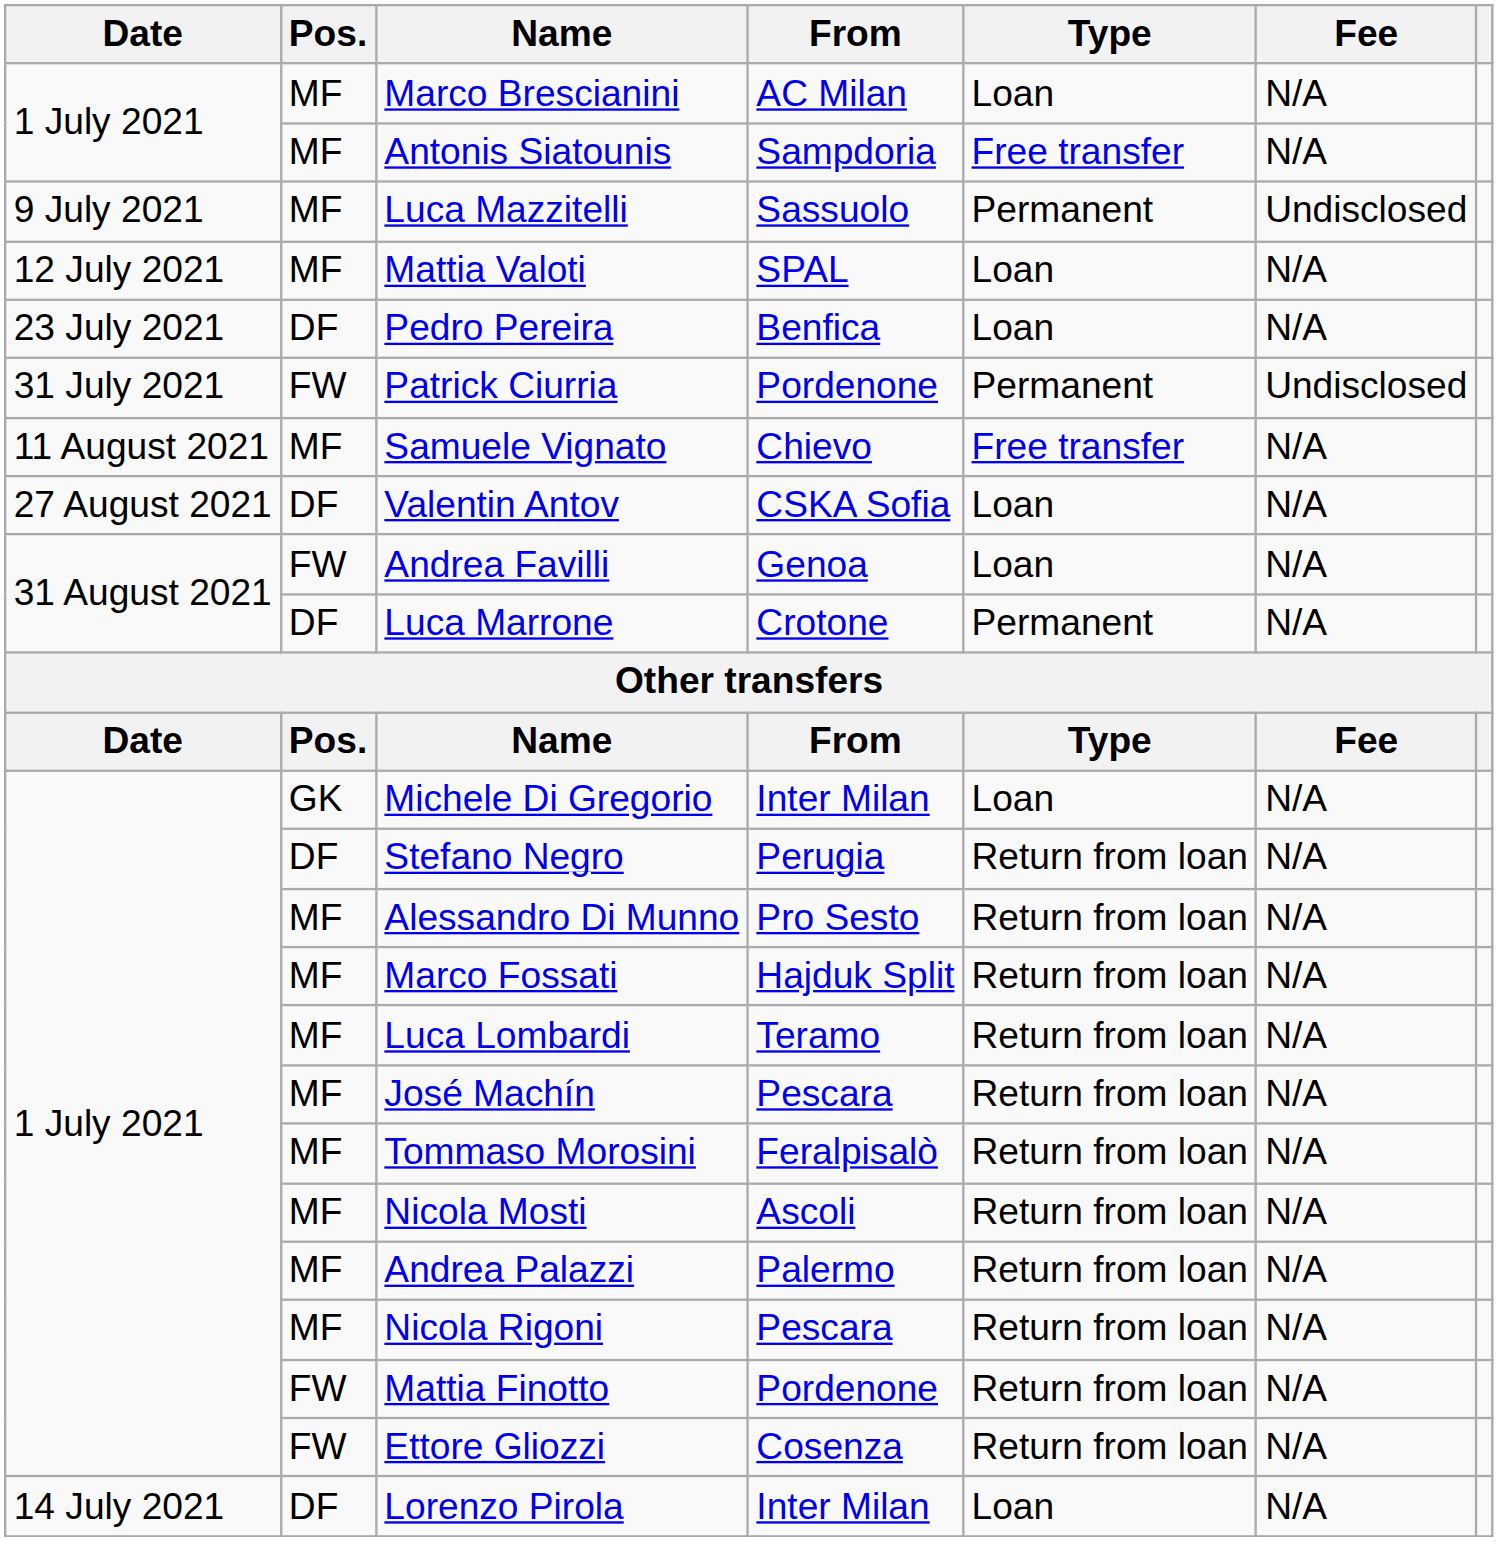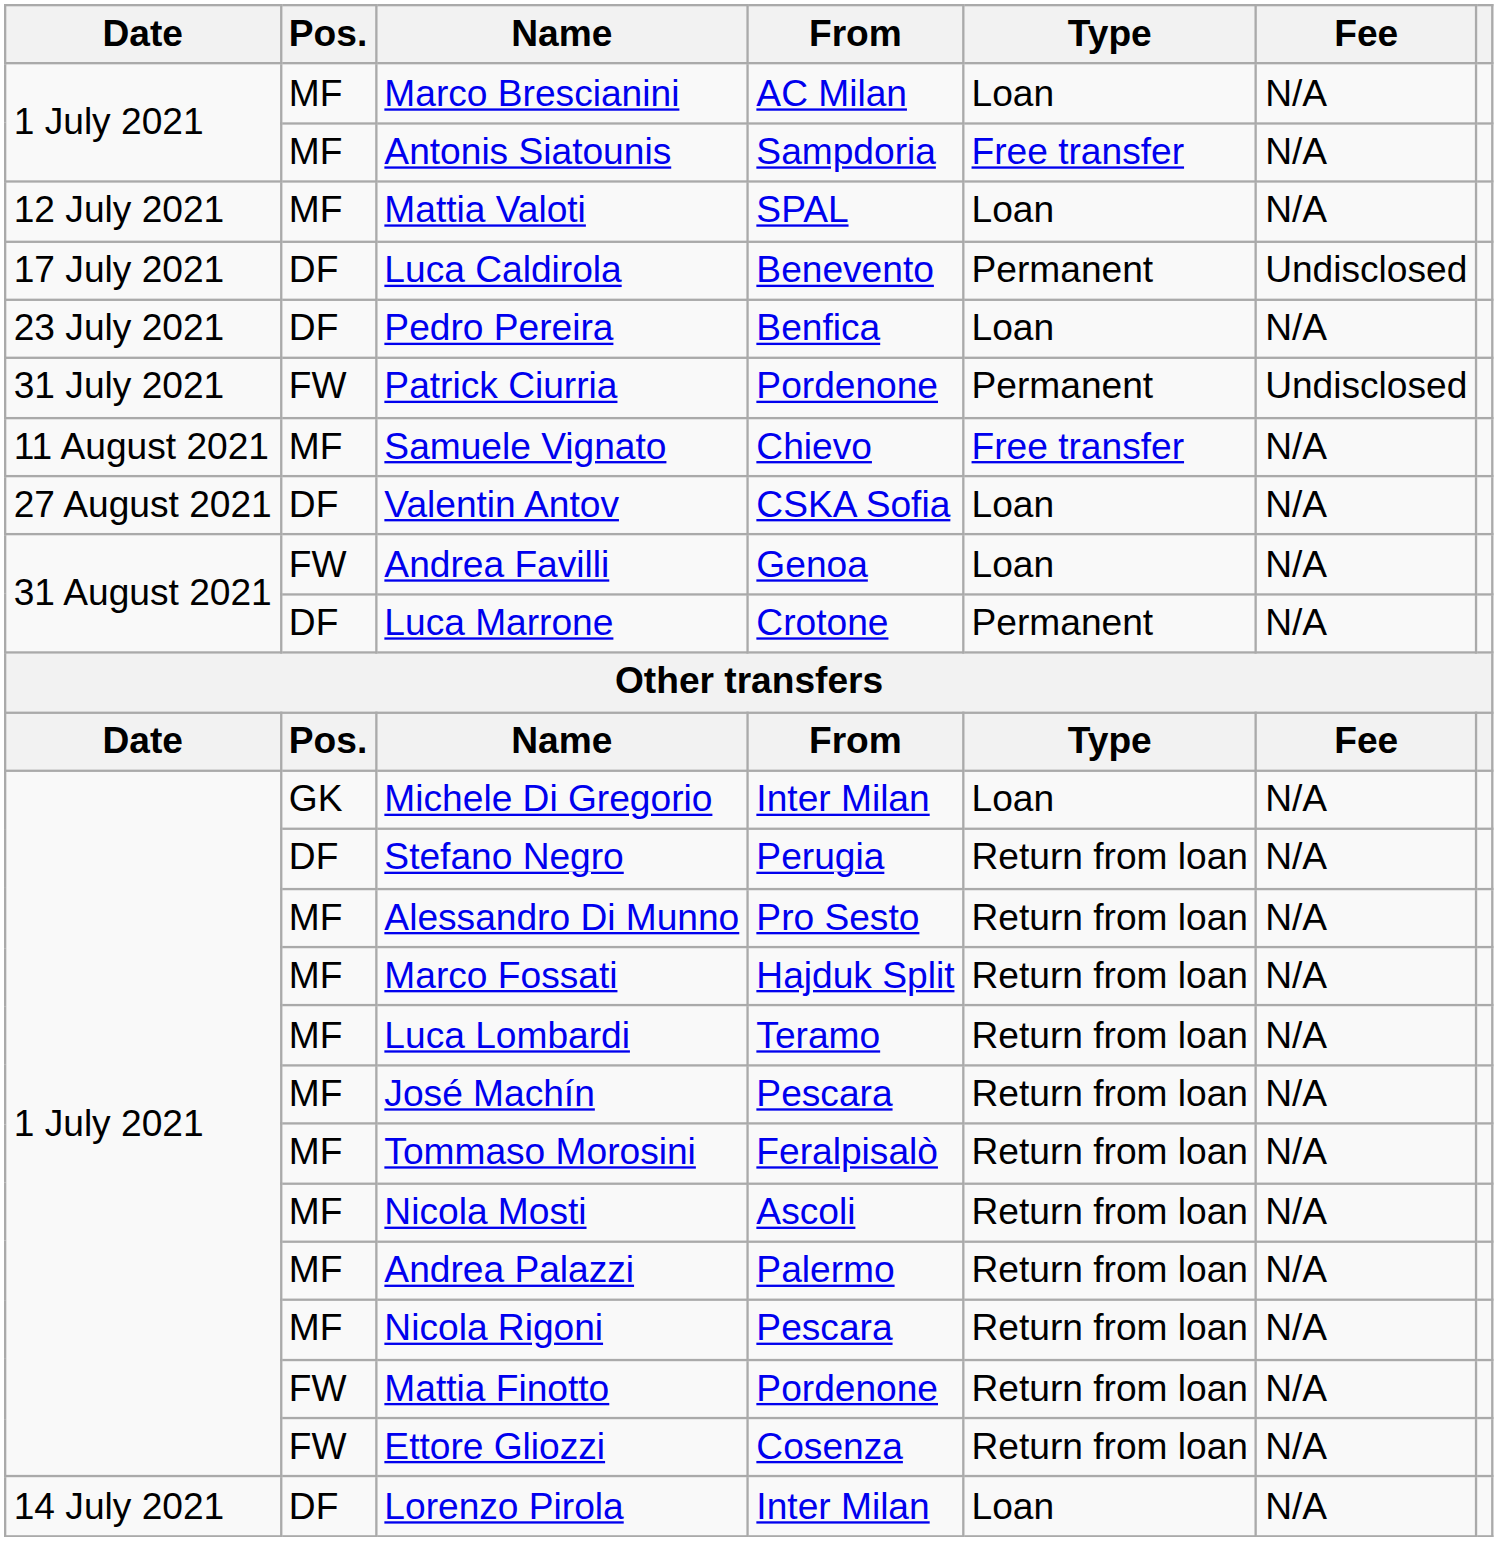- row: (506, 210)
+ row: (503, 269)
